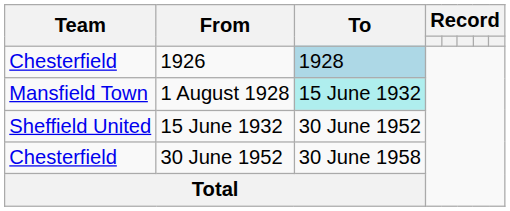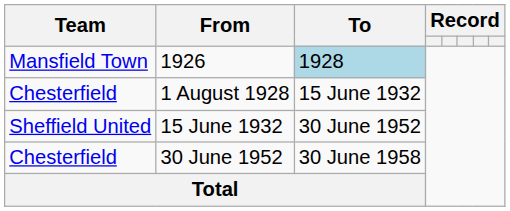(63, 61) Chesterfield -> (79, 61) Mansfield Town
(79, 93) Mansfield Town -> (63, 93) Chesterfield
(360, 93) paleturquoise background -> (360, 93) no background
